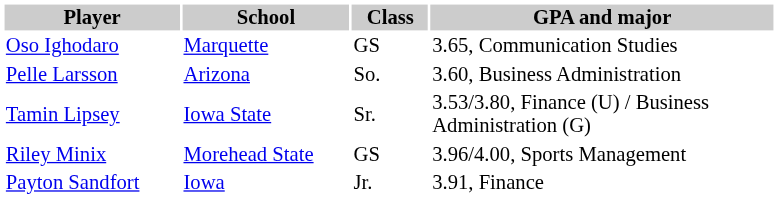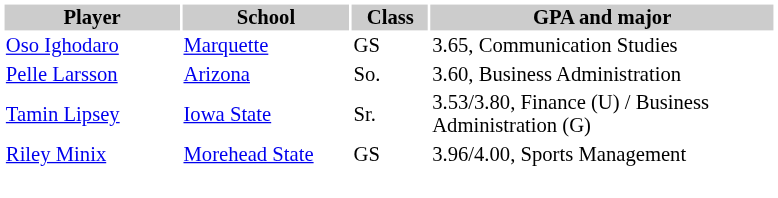- row: (73, 182)
